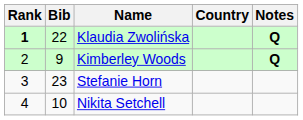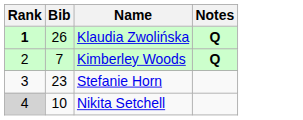- column: (222, 15)
(59, 37) 22 -> (59, 37) 26
(59, 59) 9 -> (59, 59) 7
(25, 103) no background -> (25, 103) lightgrey background
